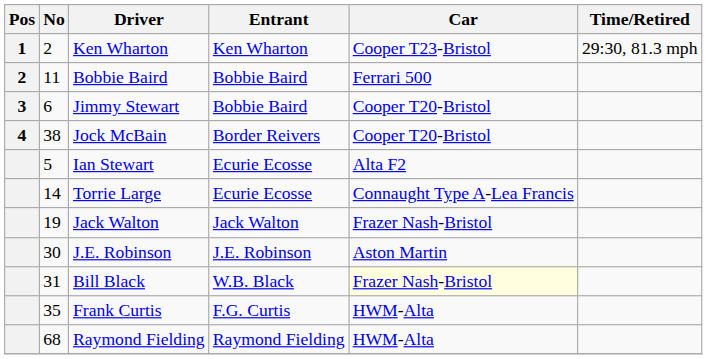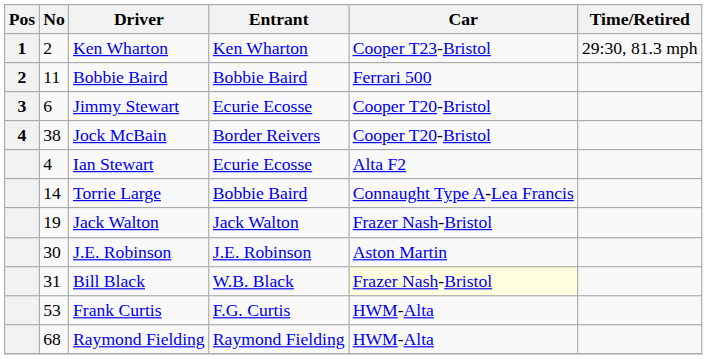(260, 106) Bobbie Baird -> (263, 106) Ecurie Ecosse
(48, 164) 5 -> (48, 164) 4
(263, 193) Ecurie Ecosse -> (260, 193) Bobbie Baird
(52, 309) 35 -> (52, 309) 53
